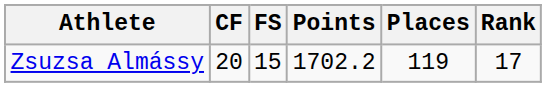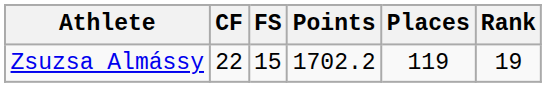(229, 63) 20 -> (229, 63) 22
(509, 63) 17 -> (509, 63) 19
